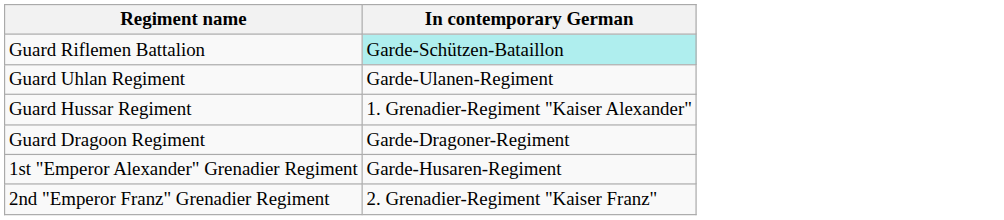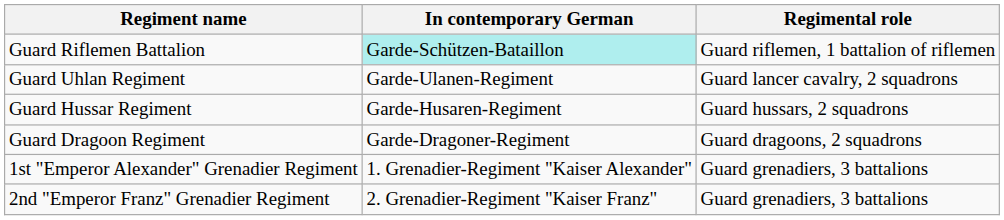+ column: (848, 19)
(529, 109) 1. Grenadier-Regiment "Kaiser Alexander" -> (464, 109) Garde-Husaren-Regiment
(464, 169) Garde-Husaren-Regiment -> (529, 169) 1. Grenadier-Regiment "Kaiser Alexander"
